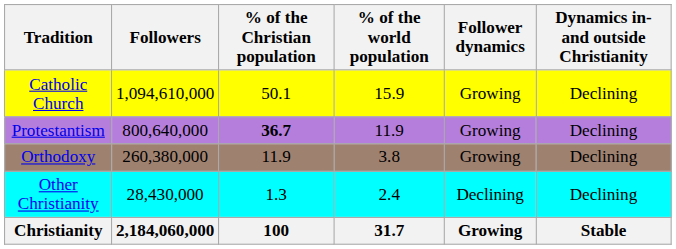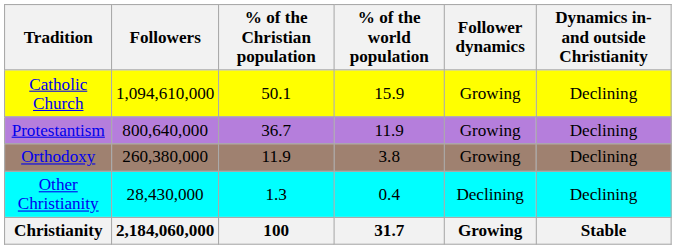(276, 130) bold -> (276, 130) normal
(389, 194) 2.4 -> (389, 194) 0.4
